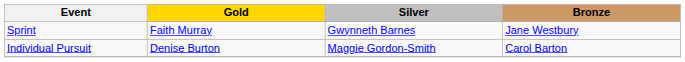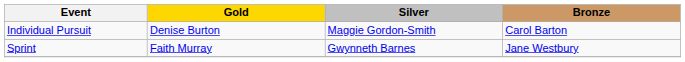rows swapped: (21, 30) <-> (49, 48)
